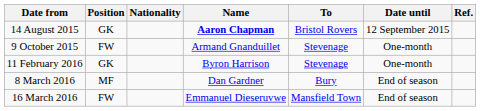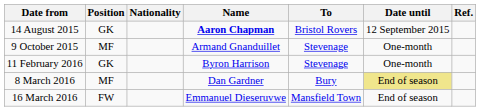(106, 47) FW -> (106, 47) MF
(408, 81) no background -> (408, 81) khaki background
